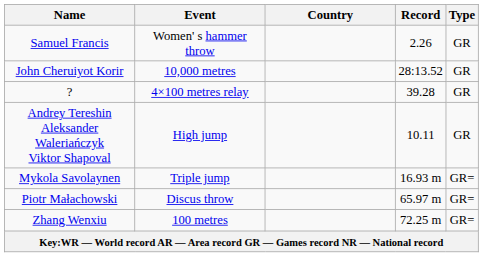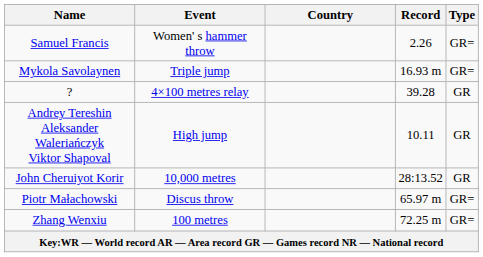(462, 43) GR -> (462, 43) GR=
rows swapped: (70, 71) <-> (70, 178)
